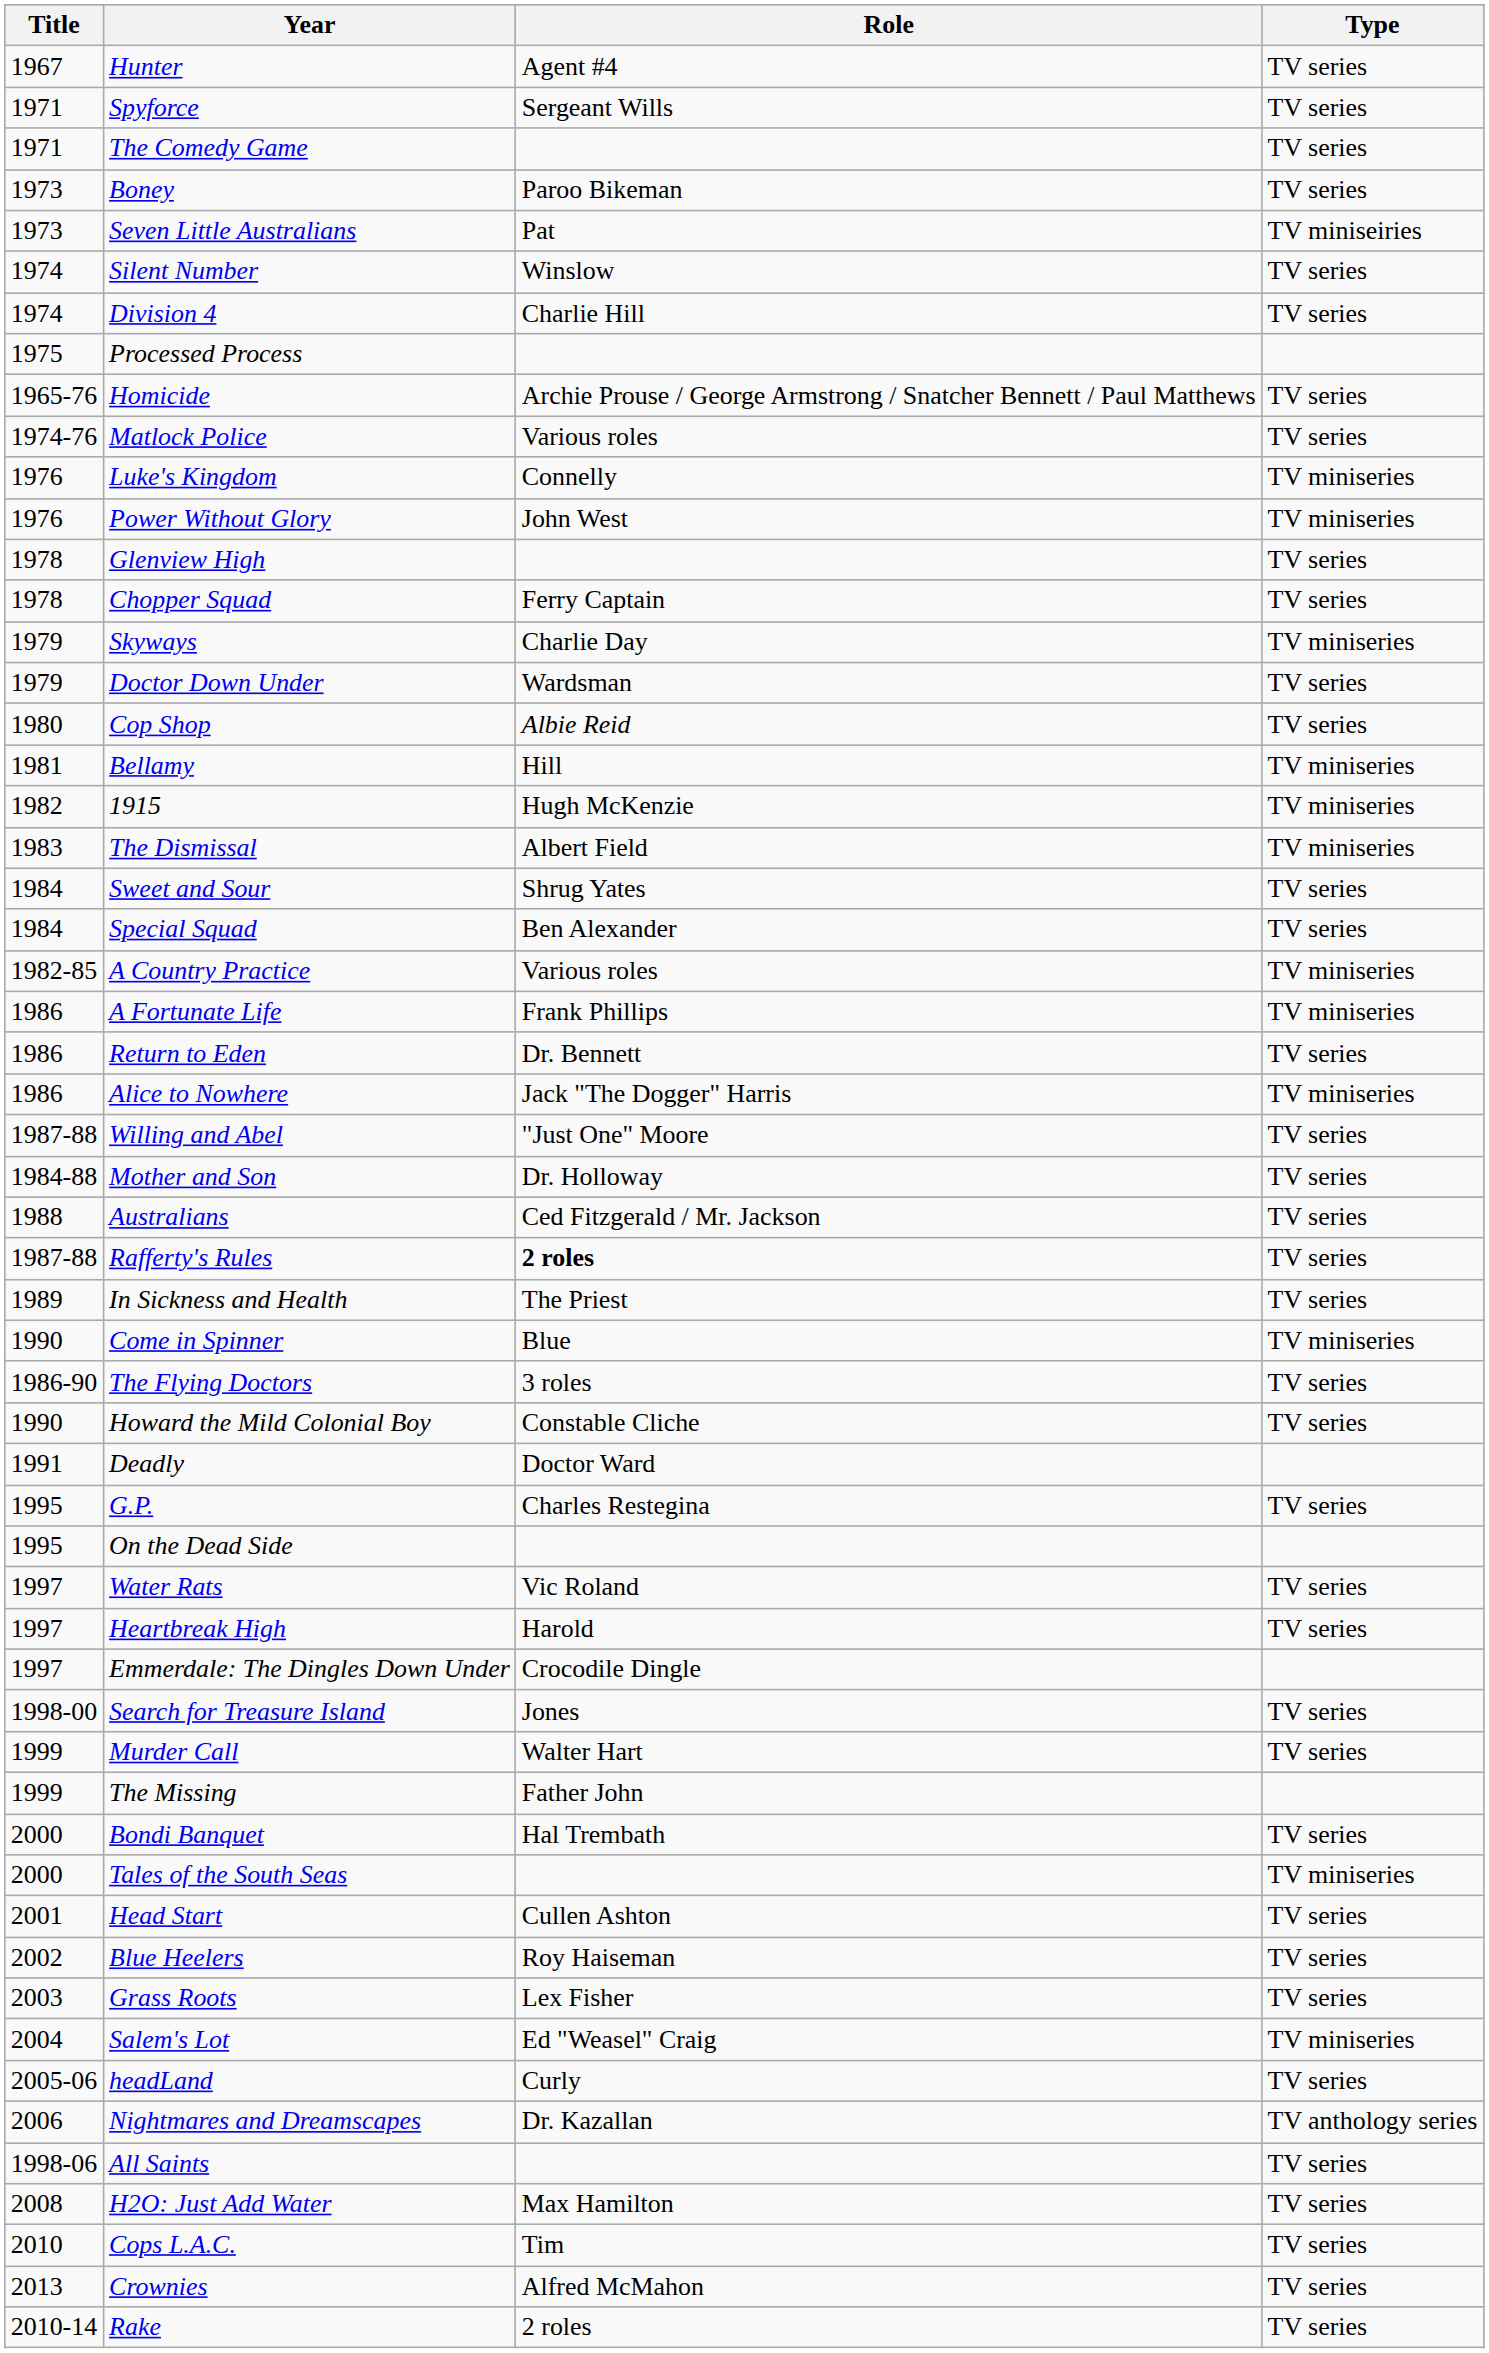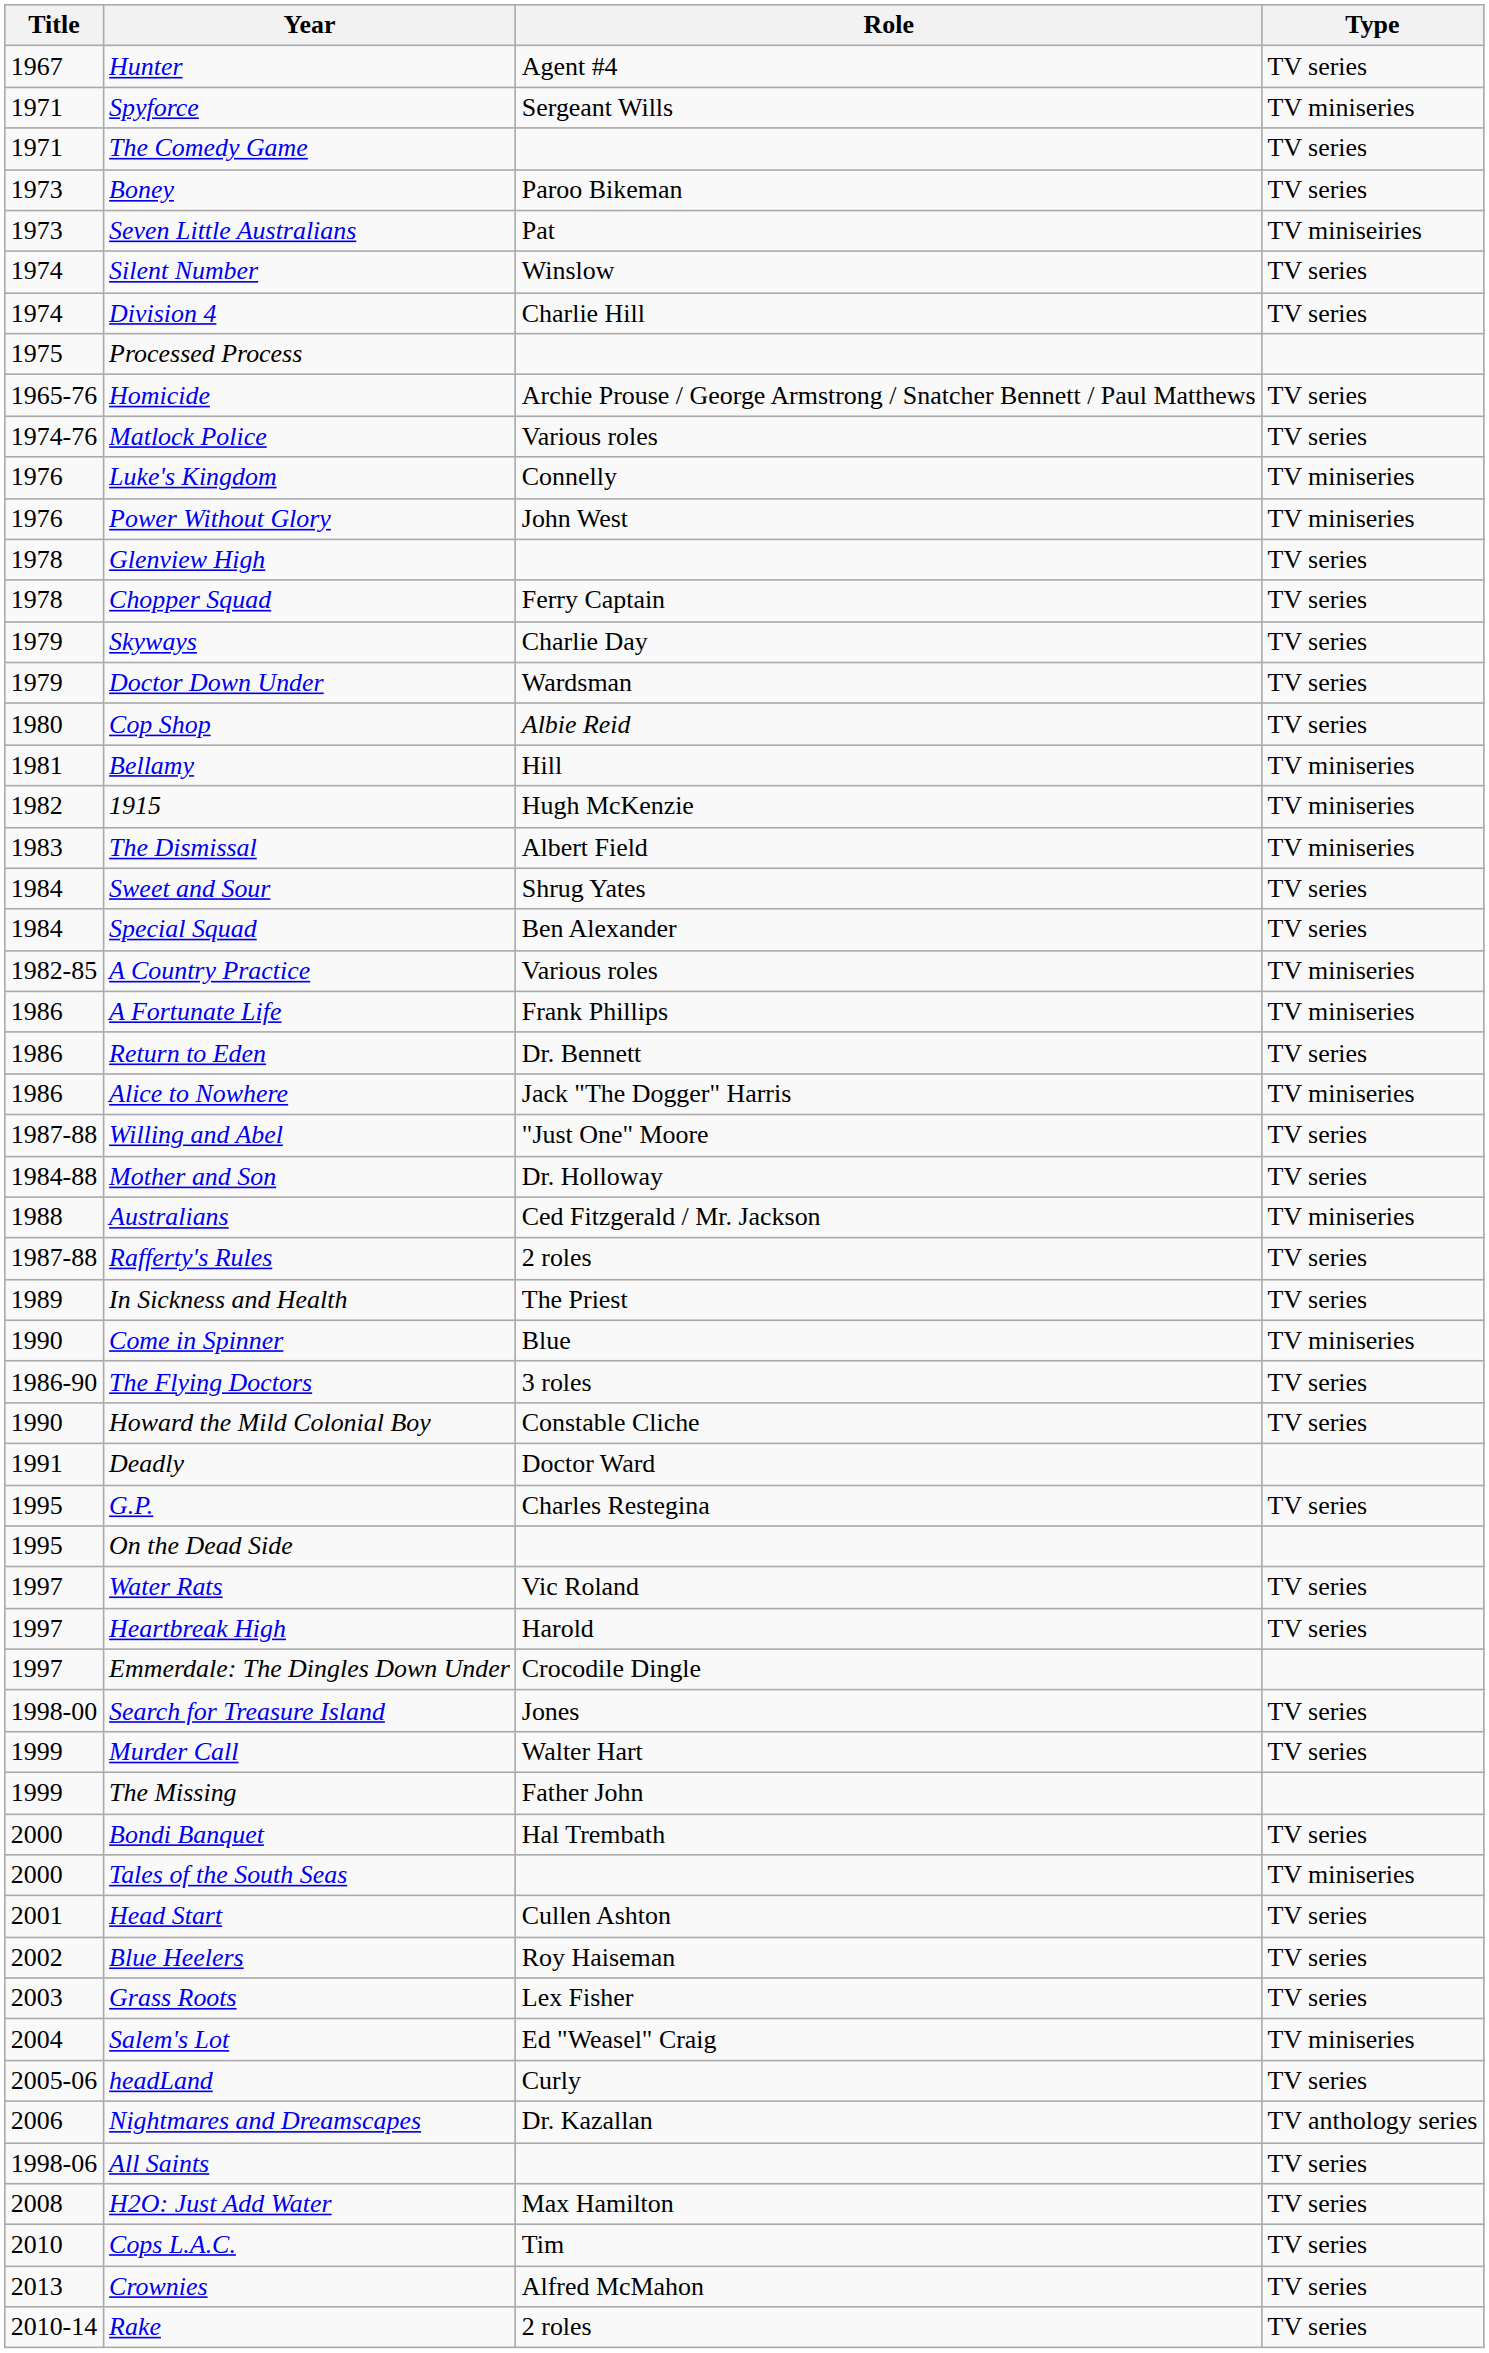(1317, 107) TV series -> (1341, 107) TV miniseries
(1341, 641) TV miniseries -> (1317, 641) TV series
(1317, 1217) TV series -> (1341, 1217) TV miniseries
(558, 1258) bold -> (557, 1258) normal
